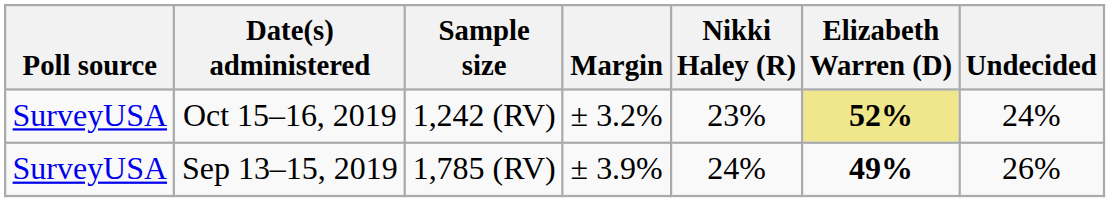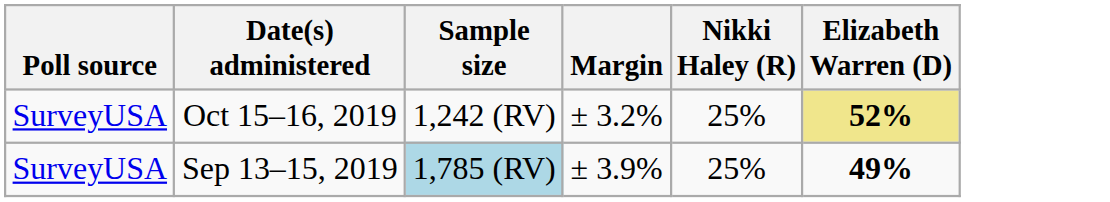- column: (1031, 65)
(737, 115) 23% -> (737, 115) 25%
(484, 168) no background -> (484, 168) lightblue background
(737, 168) 24% -> (737, 168) 25%
